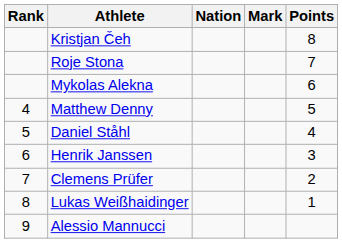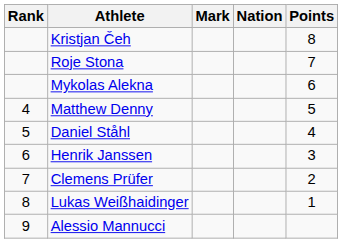columns swapped: (218, 16) <-> (265, 16)
